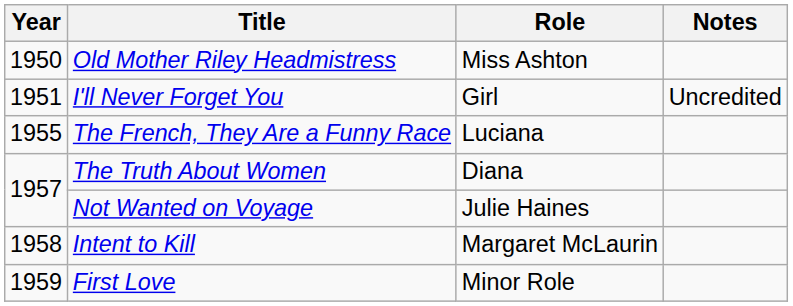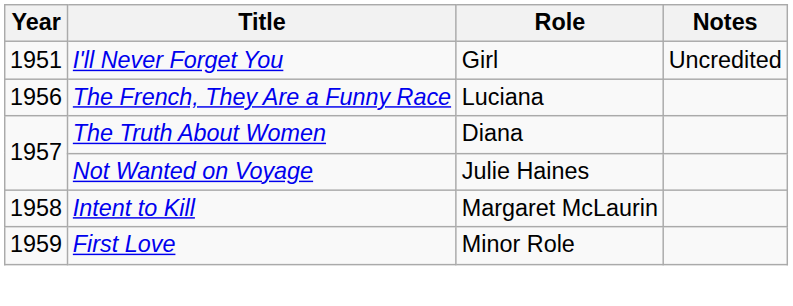- row: (234, 60)
(36, 134) 1955 -> (36, 97) 1956
